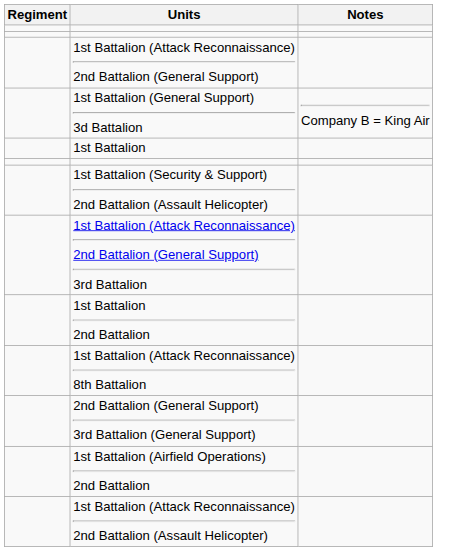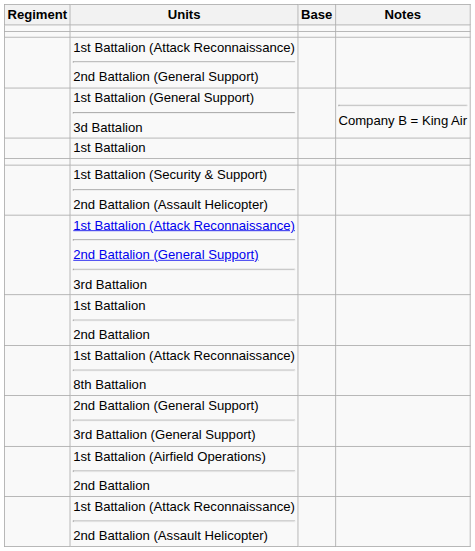+ column: (317, 14)
